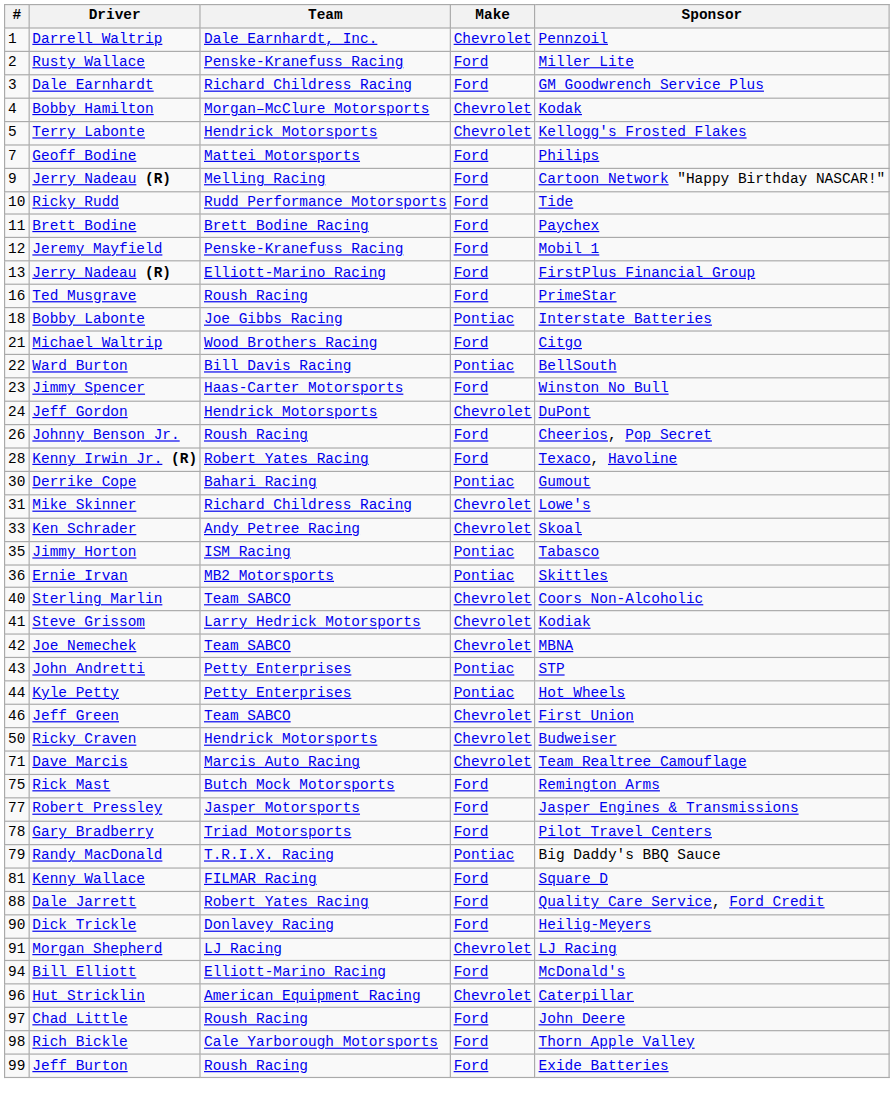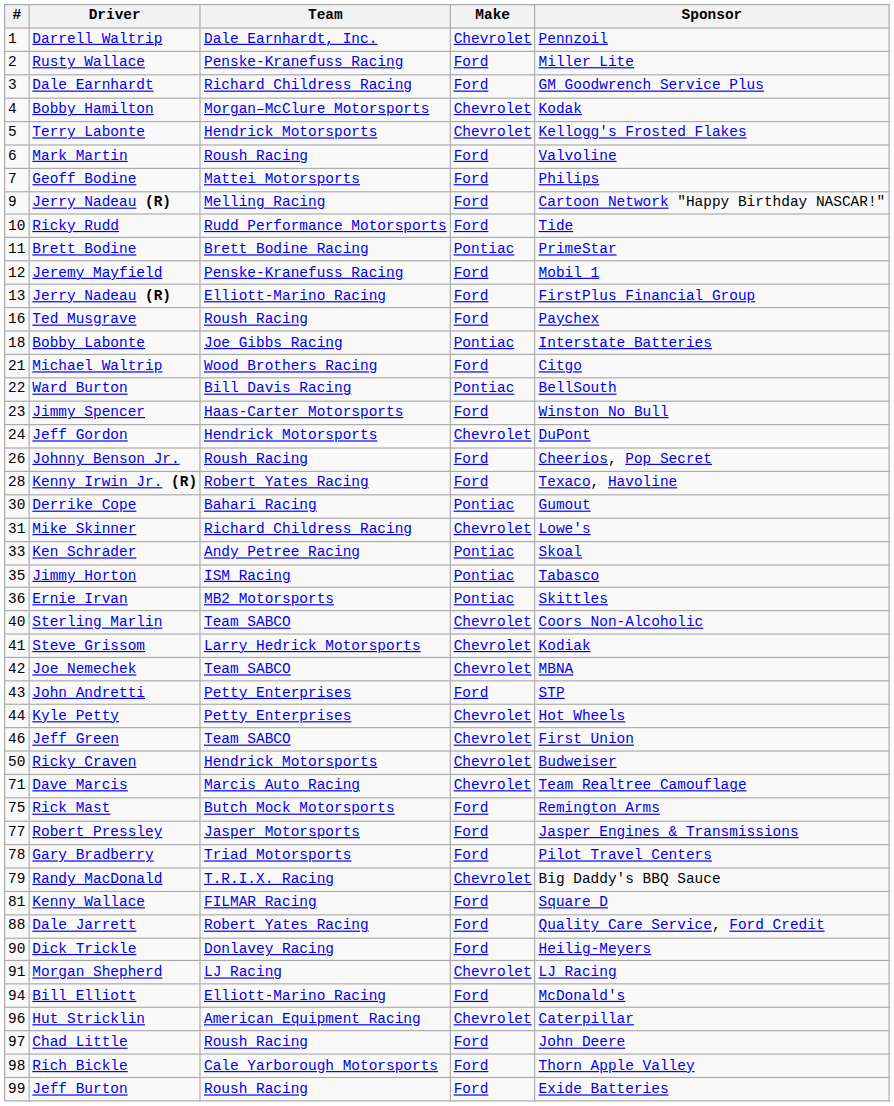+ row: (12, 157)
(471, 227) Ford -> (484, 250) Pontiac
(569, 227) Paychex -> (578, 250) PrimeStar
(578, 297) PrimeStar -> (569, 320) Paychex
(493, 530) Chevrolet -> (484, 553) Pontiac
(484, 670) Pontiac -> (471, 693) Ford
(484, 693) Pontiac -> (493, 716) Chevrolet
(484, 856) Pontiac -> (493, 880) Chevrolet
